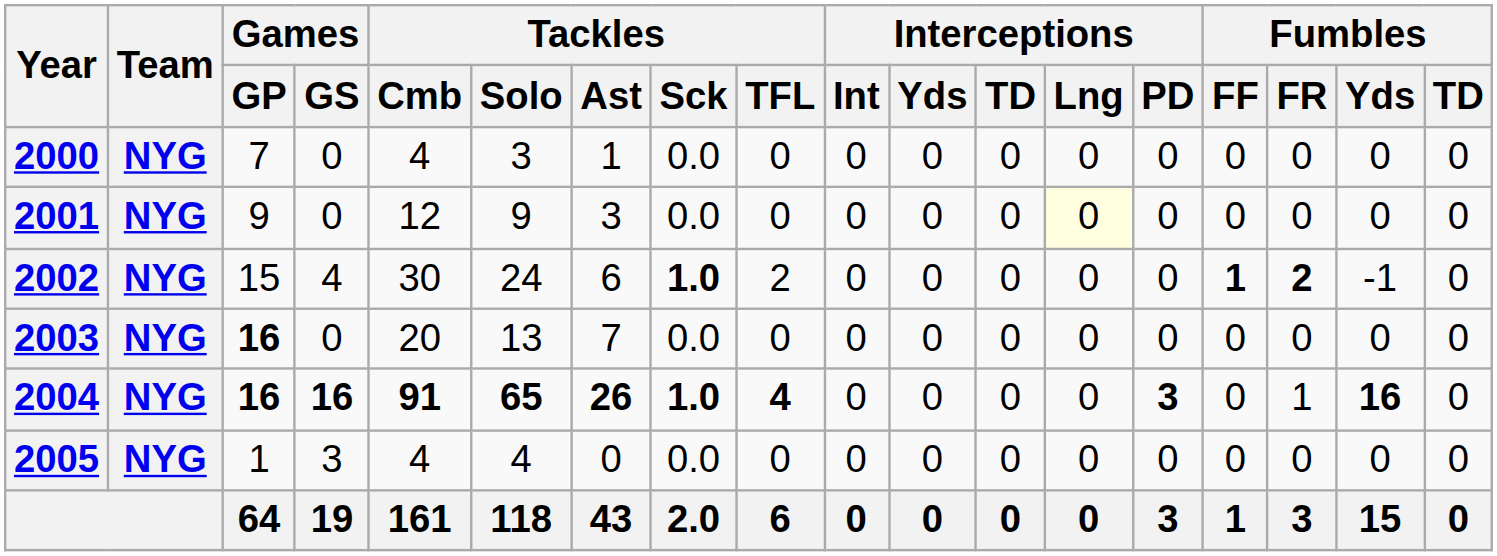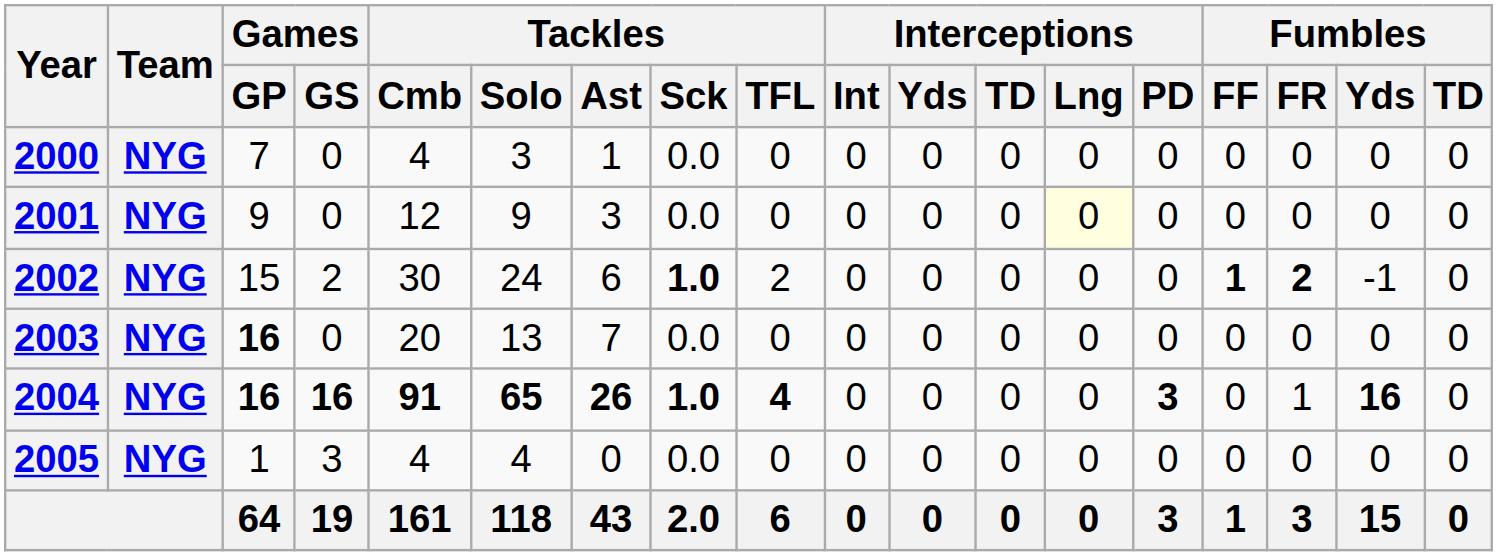(332, 277) 4 -> (332, 277) 2
